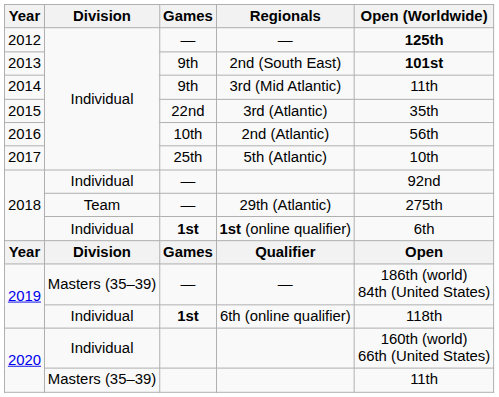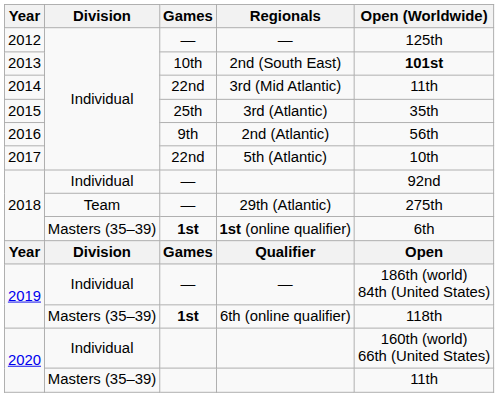(424, 39) bold -> (424, 39) normal
(188, 63) 9th -> (188, 63) 10th
(188, 87) 9th -> (188, 87) 22nd
(188, 110) 22nd -> (188, 110) 25th
(188, 134) 10th -> (188, 134) 9th
(188, 157) 25th -> (188, 157) 22nd
(102, 228) Individual -> (102, 228) Masters (35–39)
(102, 284) Masters (35–39) -> (102, 284) Individual
(102, 316) Individual -> (102, 316) Masters (35–39)
